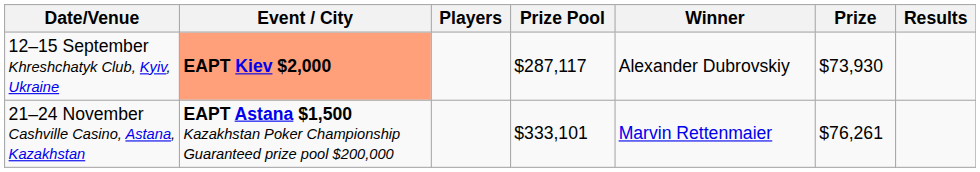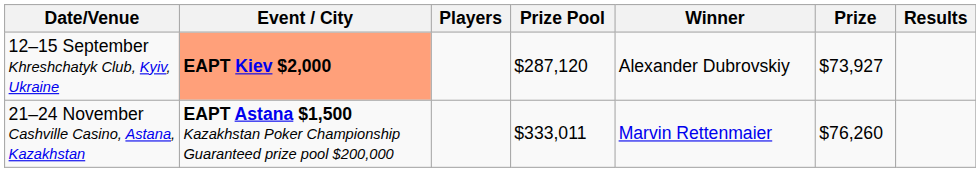(550, 66) $287,117 -> (551, 66) $287,120
(851, 66) $73,930 -> (851, 66) $73,927
(551, 133) $333,101 -> (550, 133) $333,011
(851, 133) $76,261 -> (851, 133) $76,260
